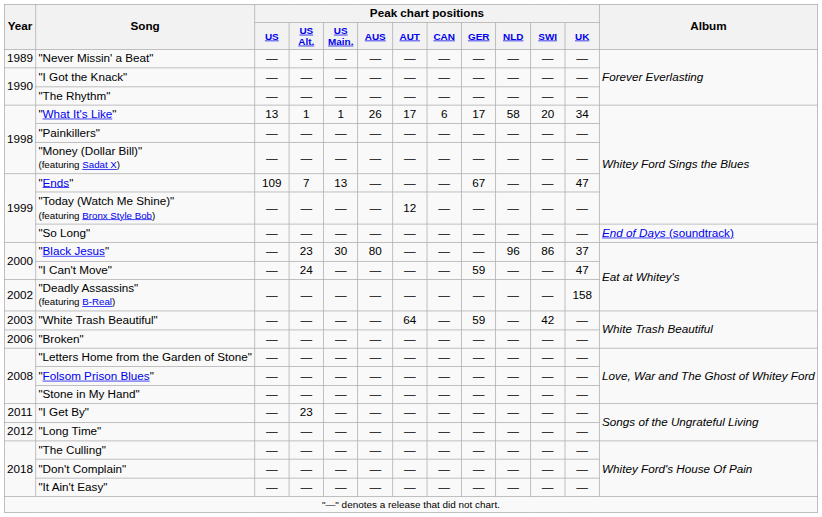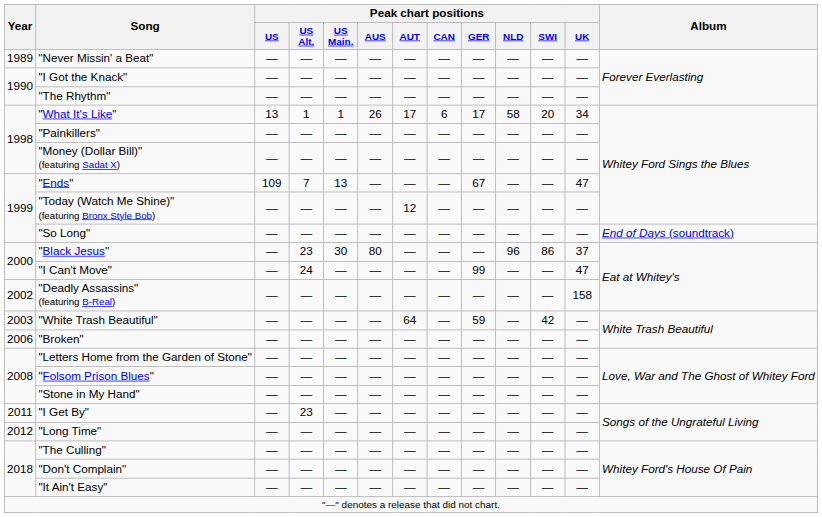(479, 270) 59 -> (479, 270) 99
